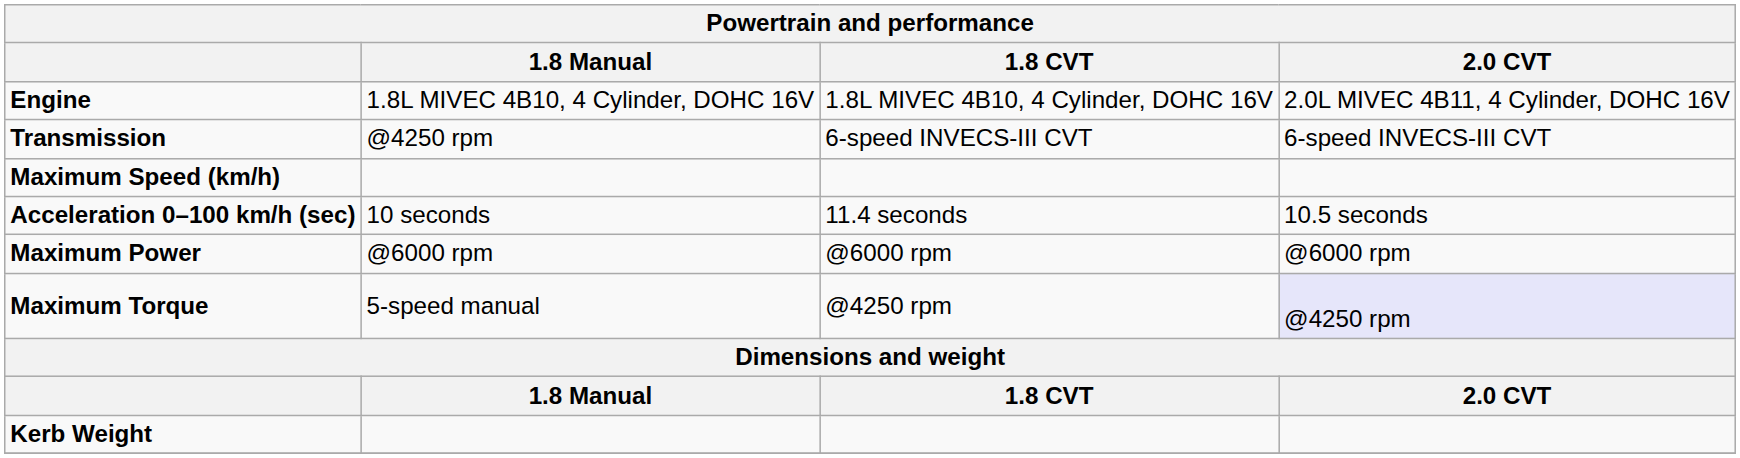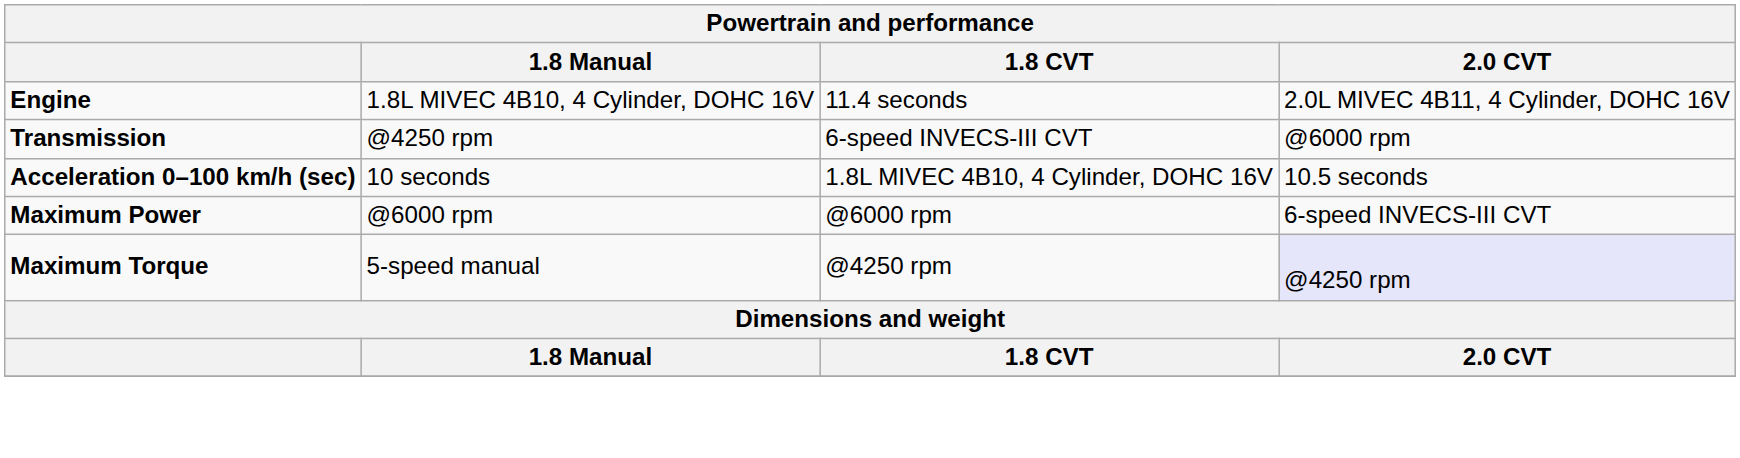(1049, 100) 1.8L MIVEC 4B10, 4 Cylinder, DOHC 16V -> (896, 100) 11.4 seconds
(1418, 138) 6-speed INVECS-III CVT -> (1347, 138) @6000 rpm
- row: (145, 176)
(896, 215) 11.4 seconds -> (1049, 176) 1.8L MIVEC 4B10, 4 Cylinder, DOHC 16V
(1347, 253) @6000 rpm -> (1418, 215) 6-speed INVECS-III CVT
- row: (81, 434)
